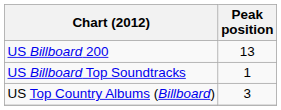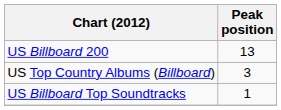rows swapped: (111, 94) <-> (97, 72)
